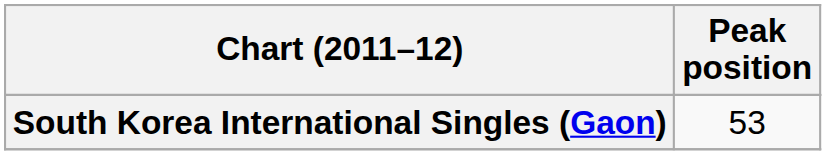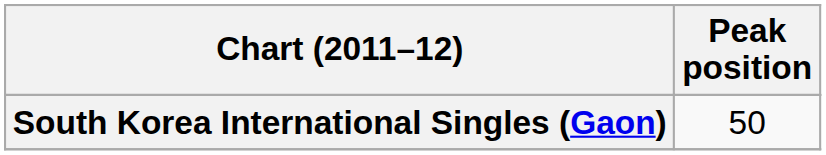(747, 121) 53 -> (747, 121) 50
